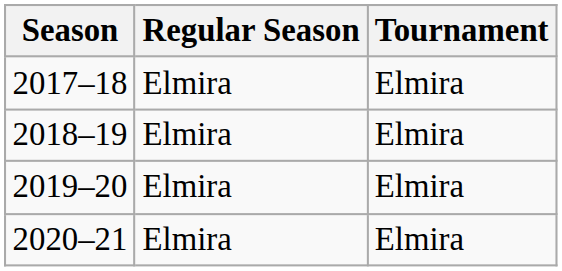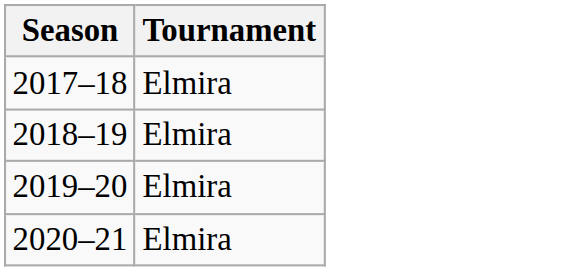- column: (251, 30)
